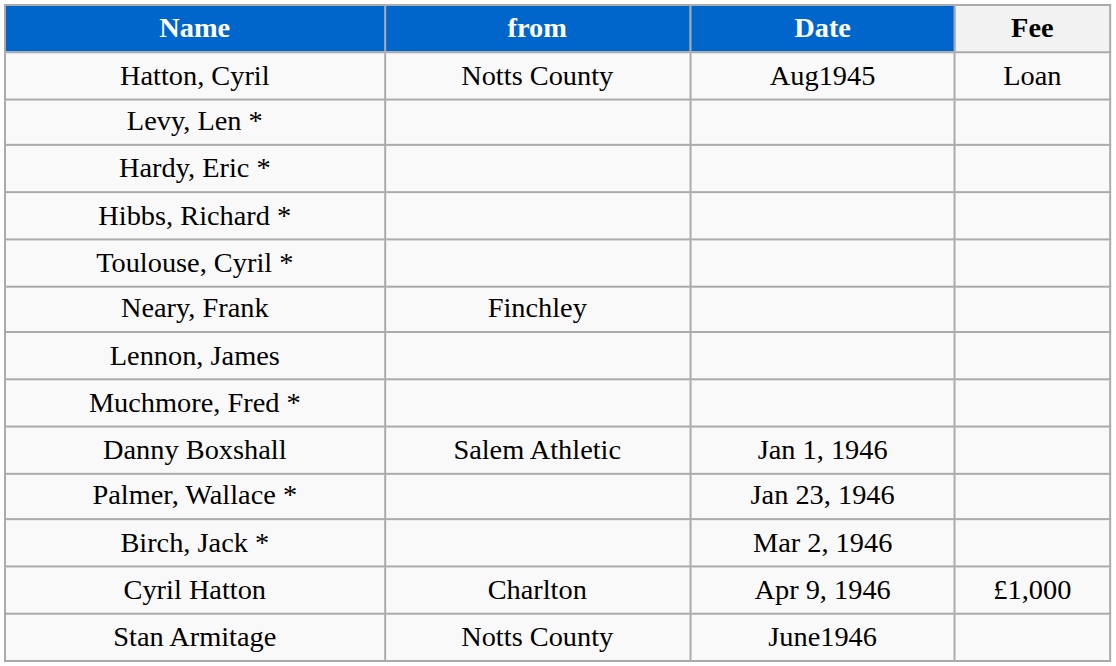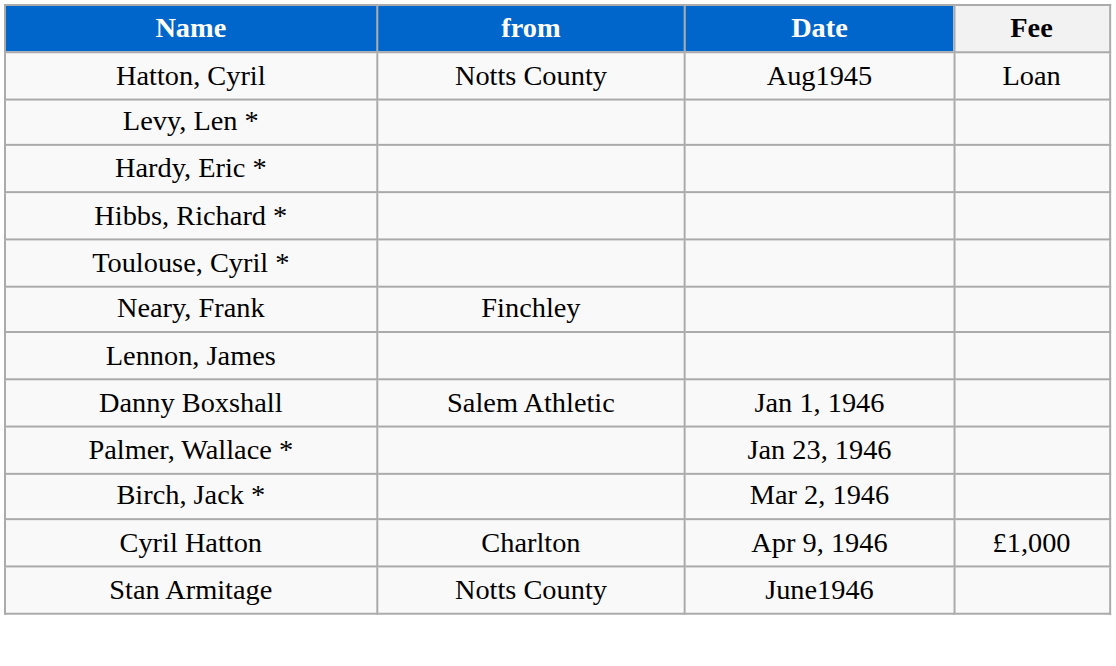- row: (195, 402)
